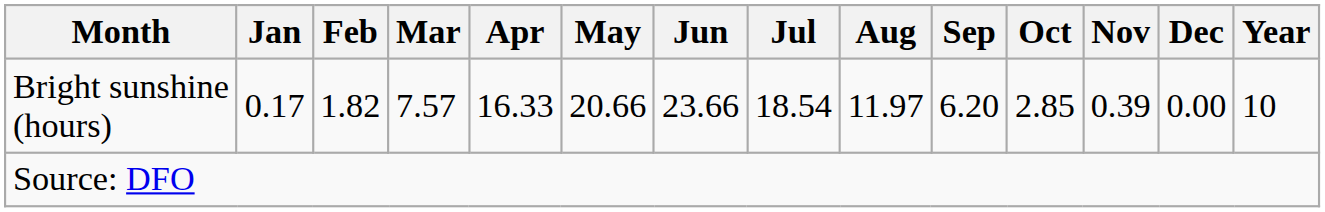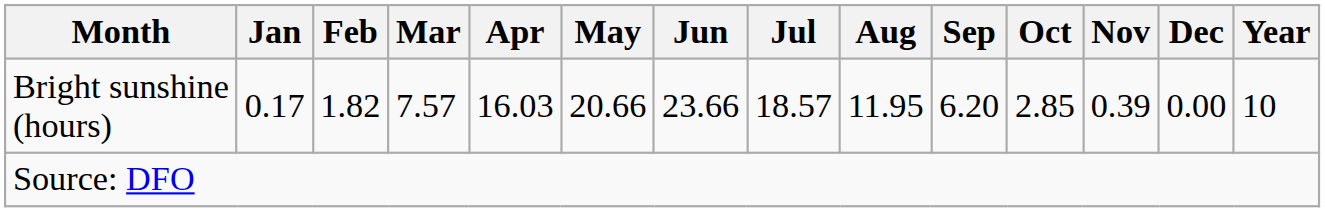(515, 105) 16.33 -> (515, 105) 16.03
(793, 105) 18.54 -> (793, 105) 18.57
(886, 105) 11.97 -> (886, 105) 11.95
